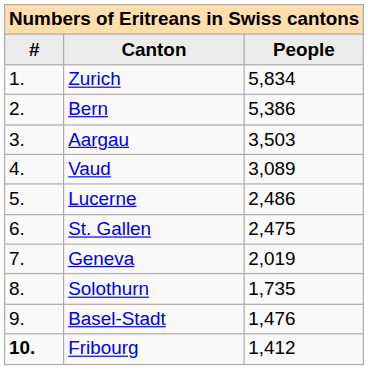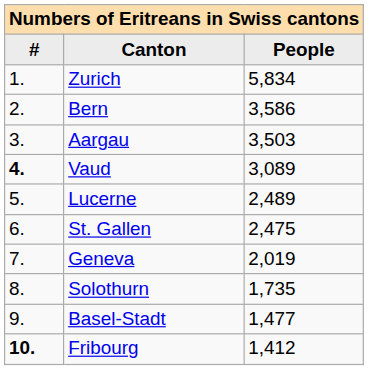(272, 109) 5,386 -> (272, 109) 3,586
(17, 169) normal -> (17, 169) bold
(272, 199) 2,486 -> (272, 199) 2,489
(272, 318) 1,476 -> (272, 318) 1,477
